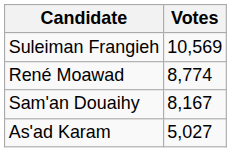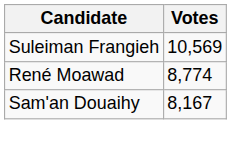- row: (60, 132)
